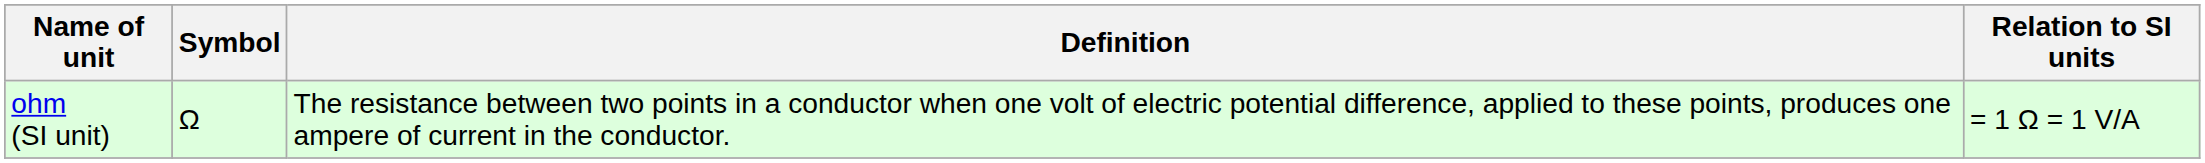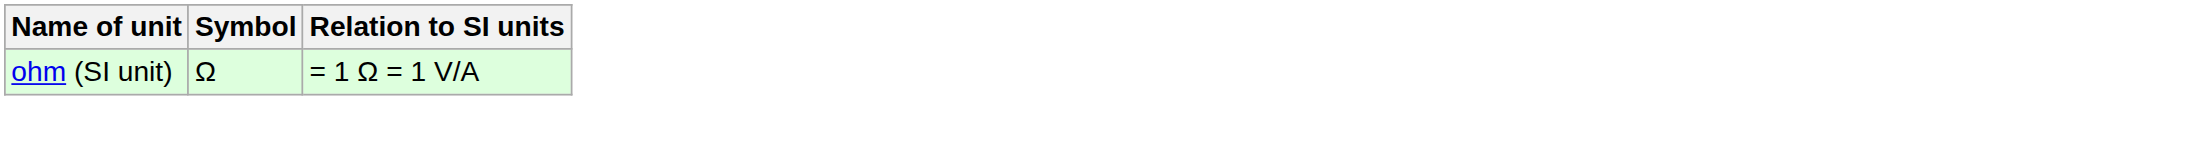- column: (1125, 42)
